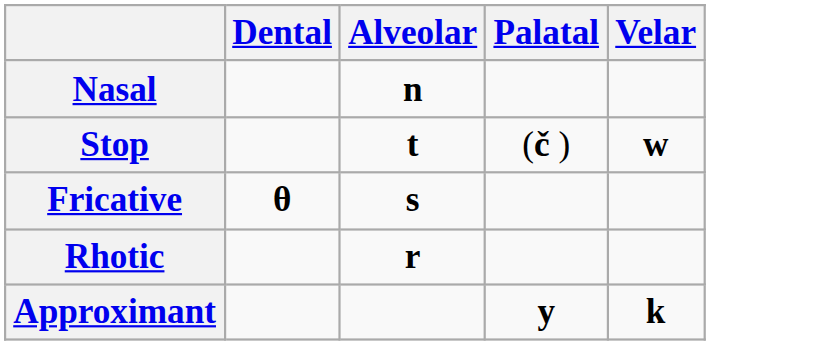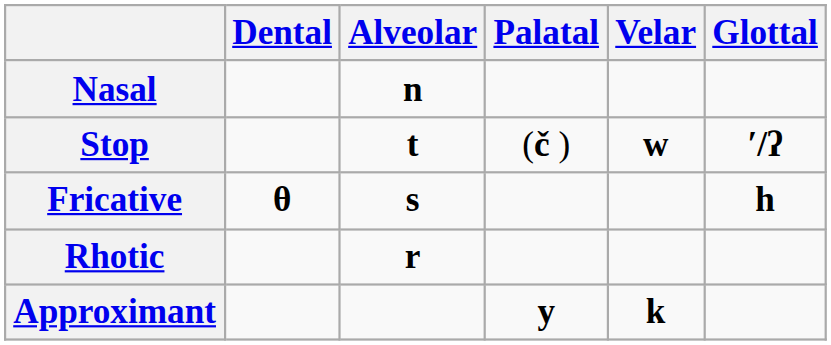+ column: (765, 32)
